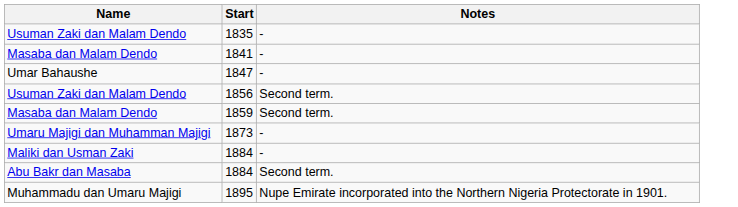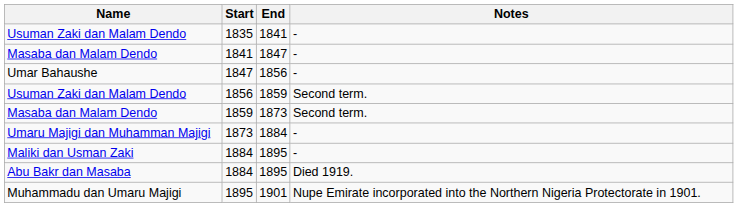+ column: (273, 14)
(296, 172) Second term. -> (323, 172) Died 1919.
